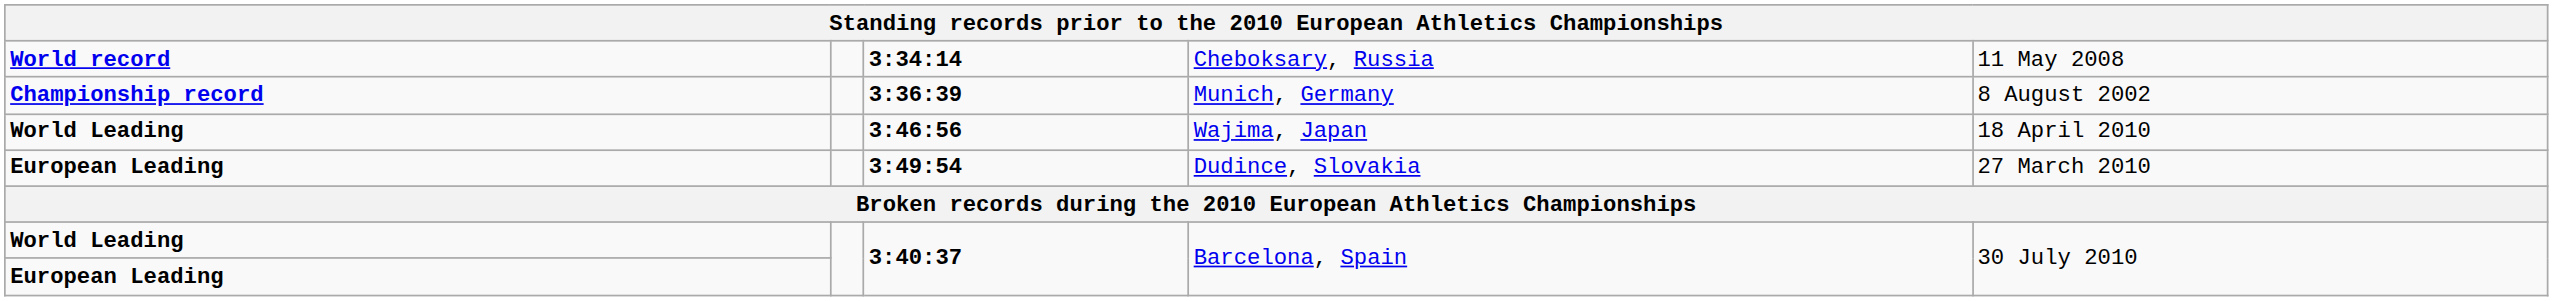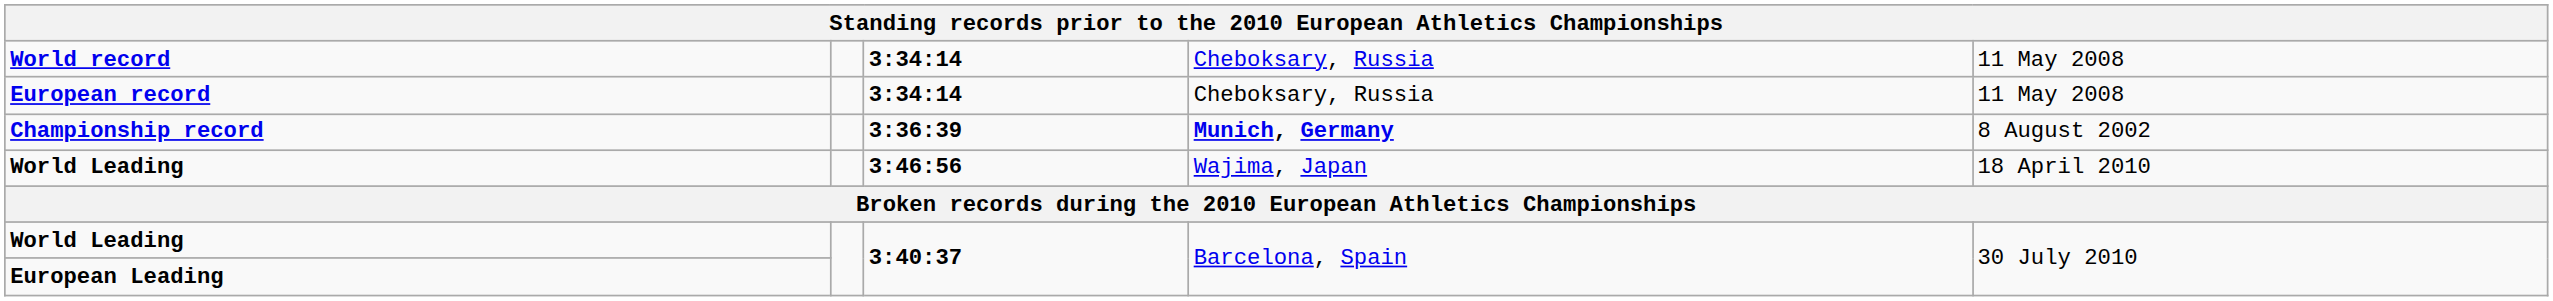+ row: (110, 95)
(1294, 95) normal -> (1294, 132) bold
- row: (117, 168)
